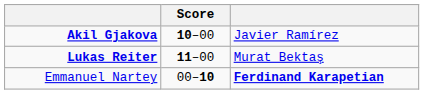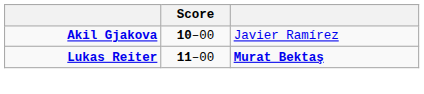(279, 57) normal -> (279, 57) bold
- row: (101, 78)
